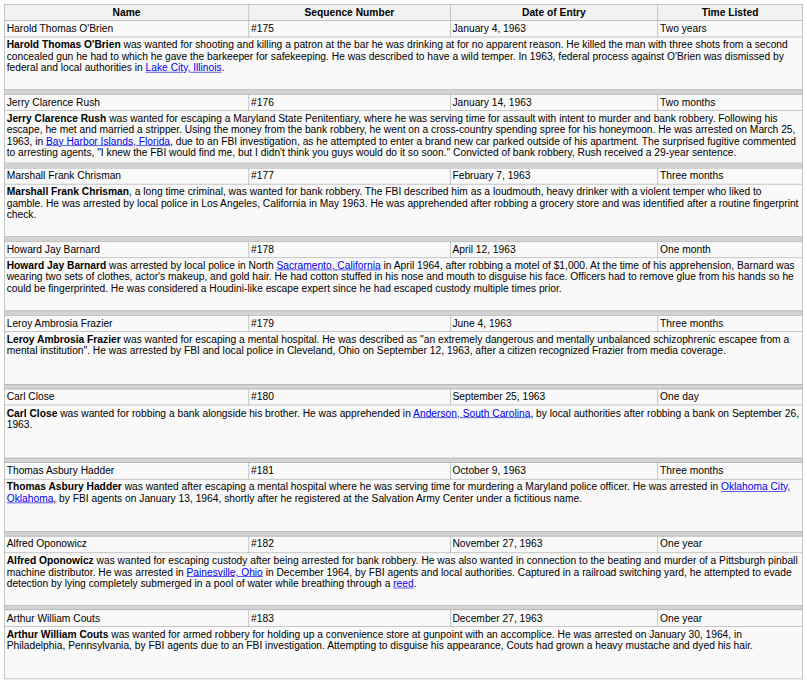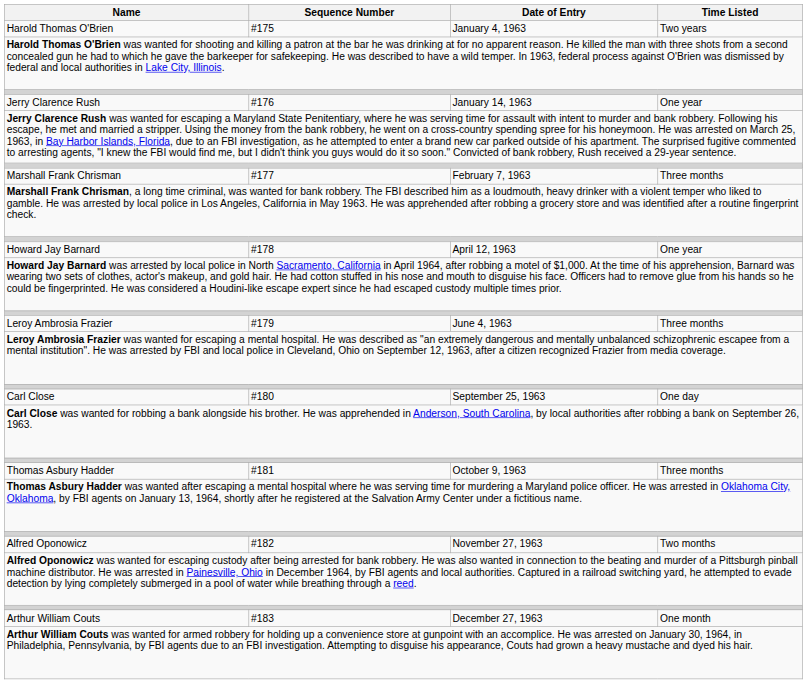(688, 102) Two months -> (681, 102) One year
(685, 249) One month -> (681, 249) One year
(681, 544) One year -> (688, 544) Two months
(681, 618) One year -> (685, 618) One month
